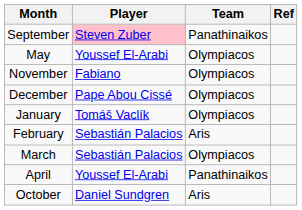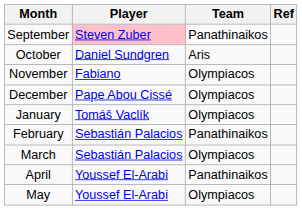rows swapped: (38, 194) <-> (38, 54)
(199, 134) Aris -> (228, 134) Panathinaikos
